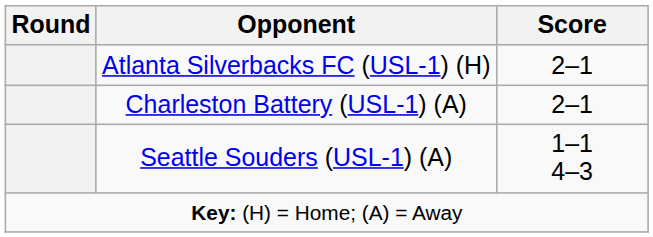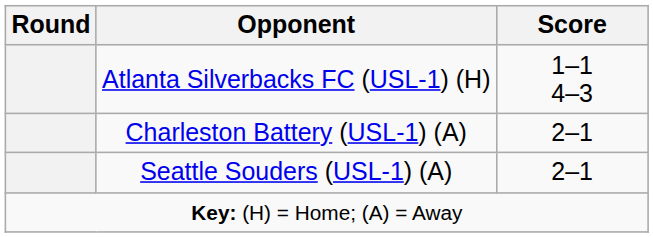(572, 64) 2–1 -> (572, 78) 1–1 4–3
(572, 158) 1–1 4–3 -> (572, 172) 2–1
